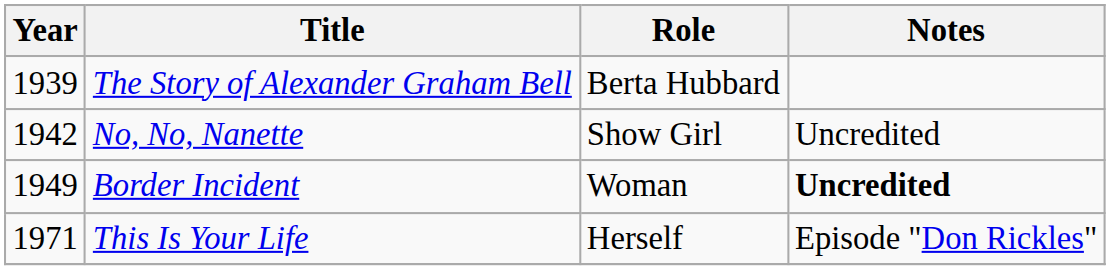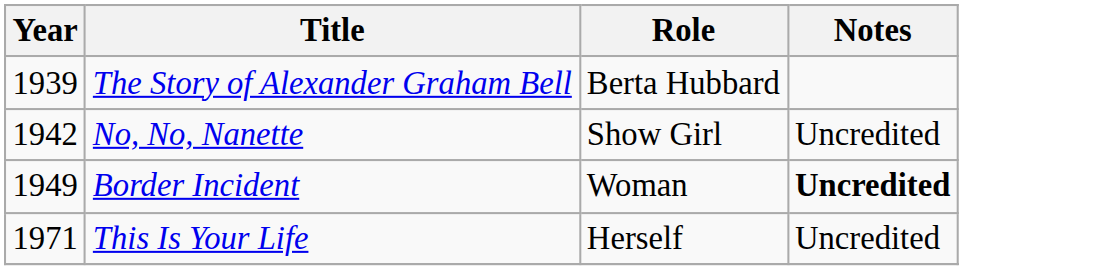(946, 237) Episode "Don Rickles" -> (867, 237) Uncredited
